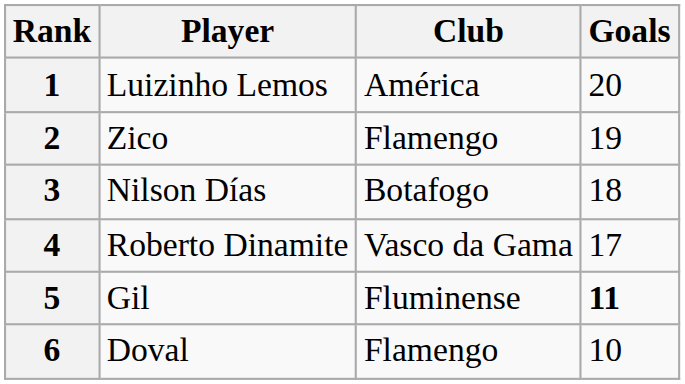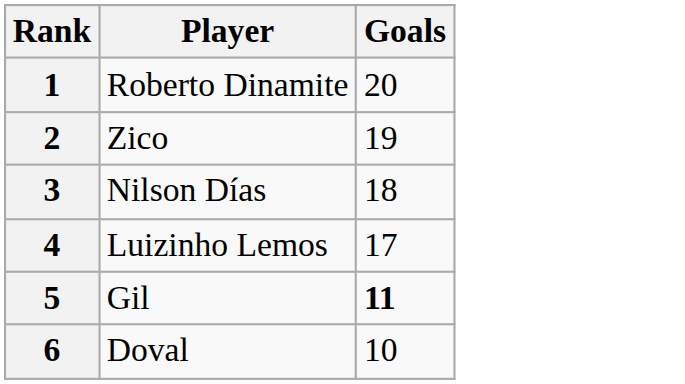- column: (468, 31)
(217, 84) Luizinho Lemos -> (228, 84) Roberto Dinamite
(228, 244) Roberto Dinamite -> (217, 244) Luizinho Lemos
